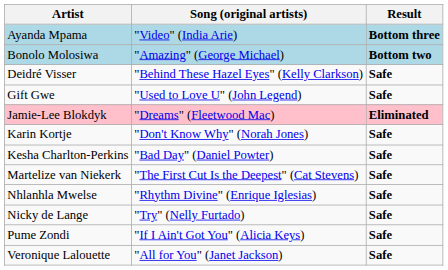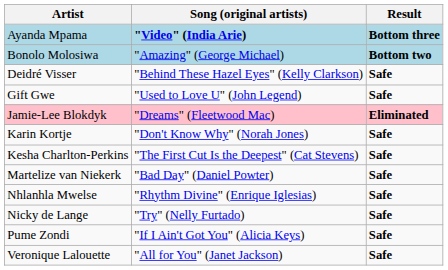(186, 34) normal -> (190, 34) bold
(204, 154) "Bad Day" (Daniel Powter) -> (246, 154) "The First Cut Is the Deepest" (Cat Stevens)
(246, 174) "The First Cut Is the Deepest" (Cat Stevens) -> (204, 174) "Bad Day" (Daniel Powter)
